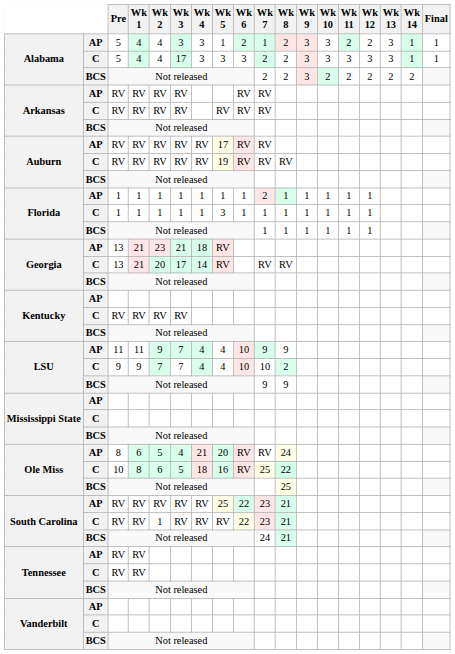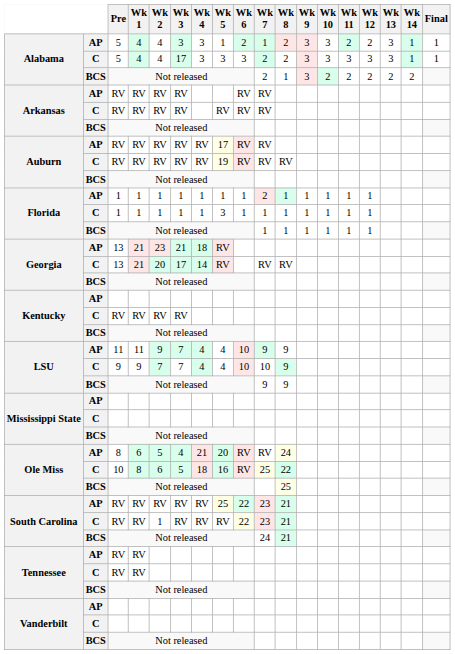(286, 76) 2 -> (286, 76) 1
(286, 367) 2 -> (286, 367) 9
